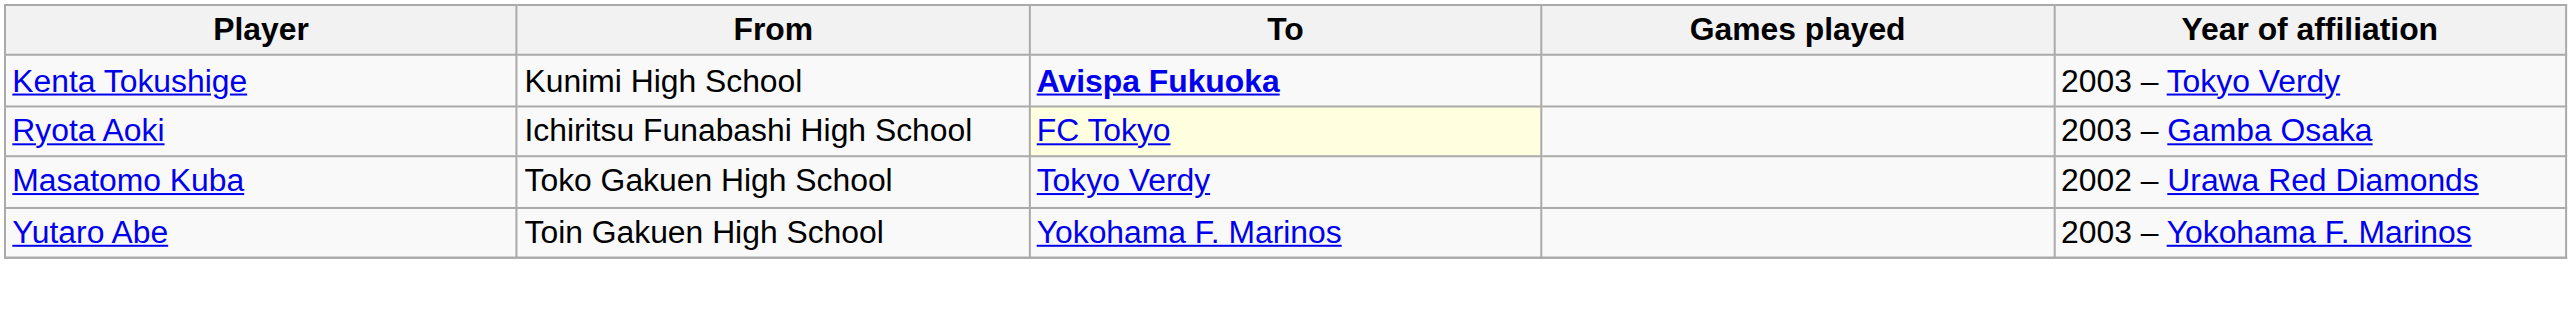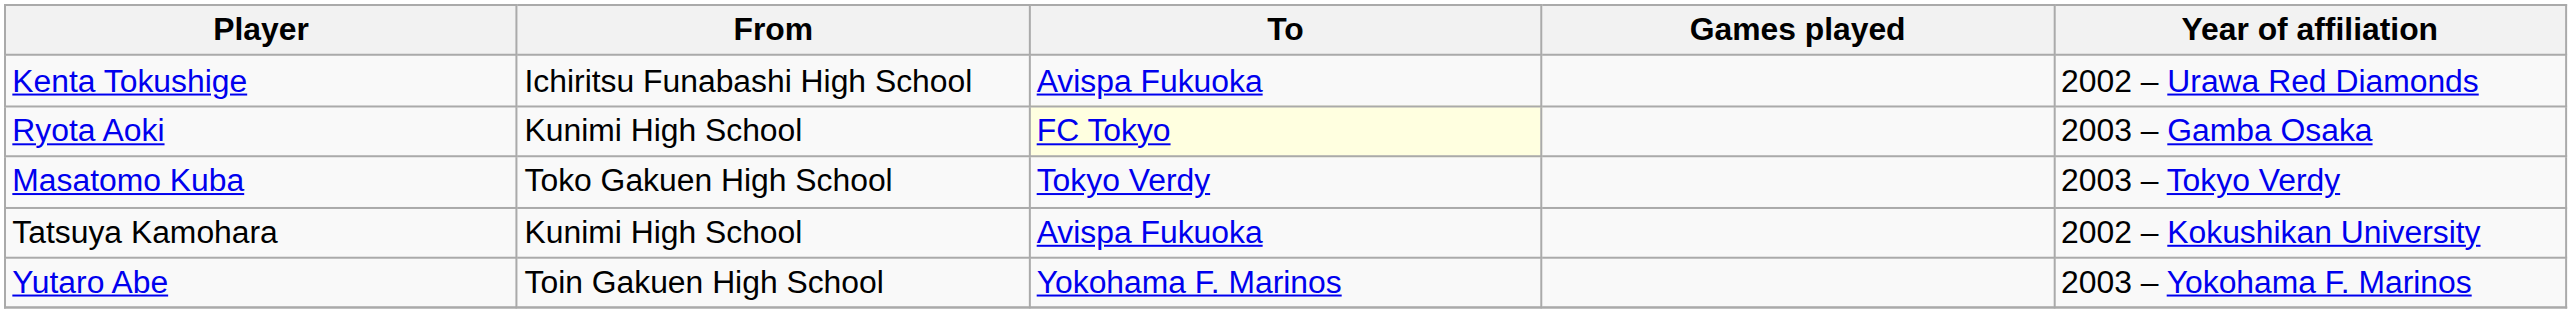(663, 80) Kunimi High School -> (748, 80) Ichiritsu Funabashi High School
(1158, 80) bold -> (1150, 80) normal
(2201, 80) 2003 – Tokyo Verdy -> (2270, 80) 2002 – Urawa Red Diamonds
(748, 130) Ichiritsu Funabashi High School -> (663, 130) Kunimi High School
(2270, 181) 2002 – Urawa Red Diamonds -> (2201, 181) 2003 – Tokyo Verdy
+ row: (145, 231)
